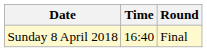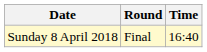columns swapped: (139, 15) <-> (179, 15)
